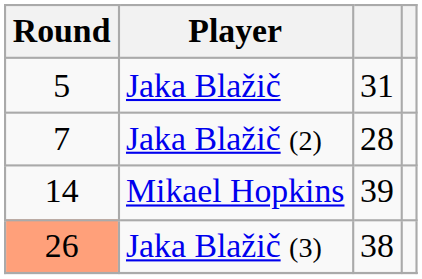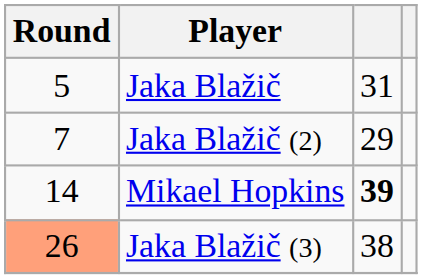(377, 138) 28 -> (377, 138) 29
(377, 191) normal -> (377, 191) bold
